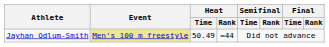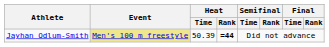(203, 35) 50.49 -> (203, 35) 50.39
(227, 35) normal -> (227, 35) bold
